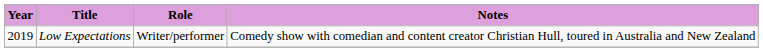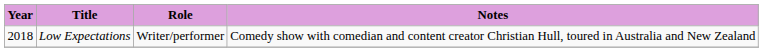(20, 36) 2019 -> (20, 36) 2018
